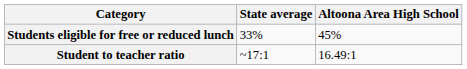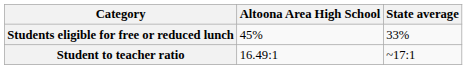columns swapped: (388, 14) <-> (276, 14)
